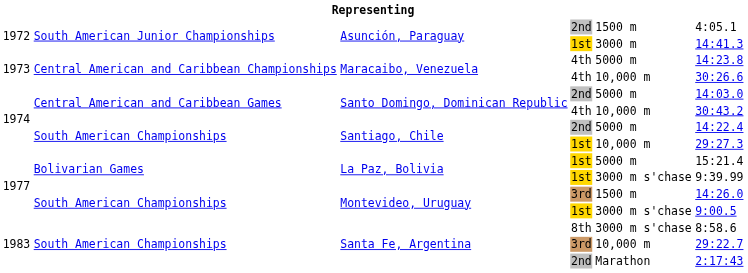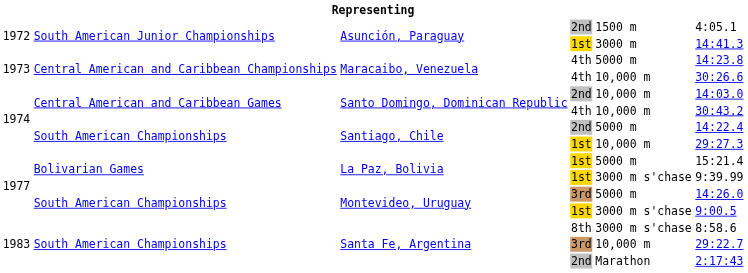(616, 94) 5000 m -> (623, 94) 10,000 m
(616, 194) 1500 m -> (616, 194) 5000 m
